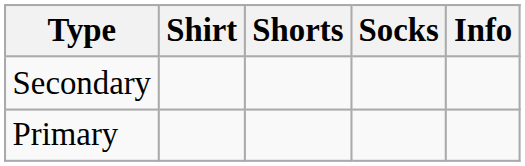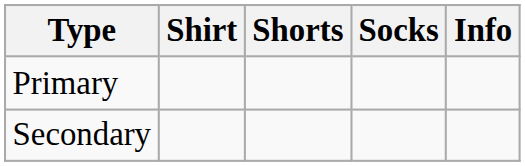rows swapped: (65, 134) <-> (82, 82)
